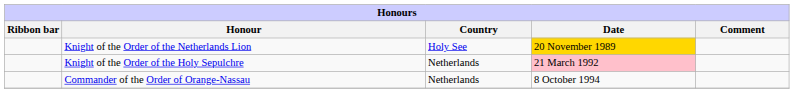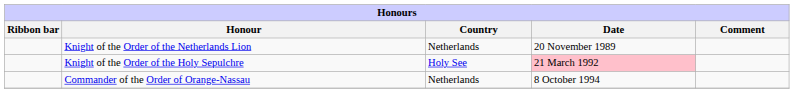(448, 46) Holy See -> (454, 46) Netherlands
(575, 46) gold background -> (575, 46) no background
(454, 63) Netherlands -> (448, 63) Holy See
